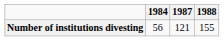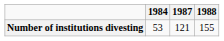(158, 28) 56 -> (158, 28) 53
